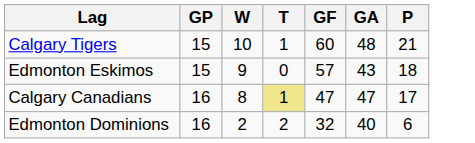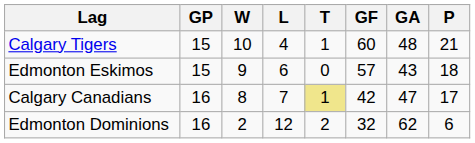+ column: (284, 17)
(325, 97) 47 -> (366, 97) 42
(366, 124) 40 -> (408, 124) 62
